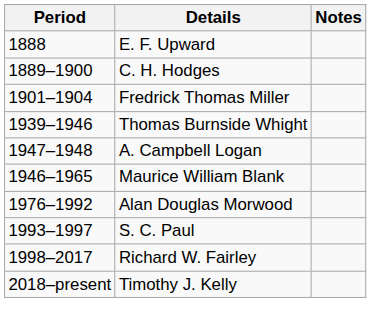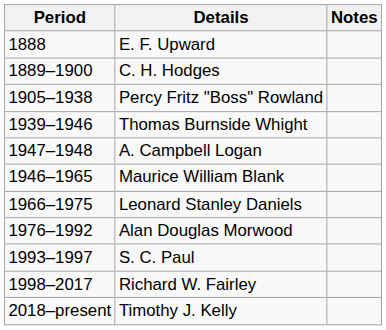- row: (204, 97)
+ row: (221, 97)
+ row: (210, 204)
